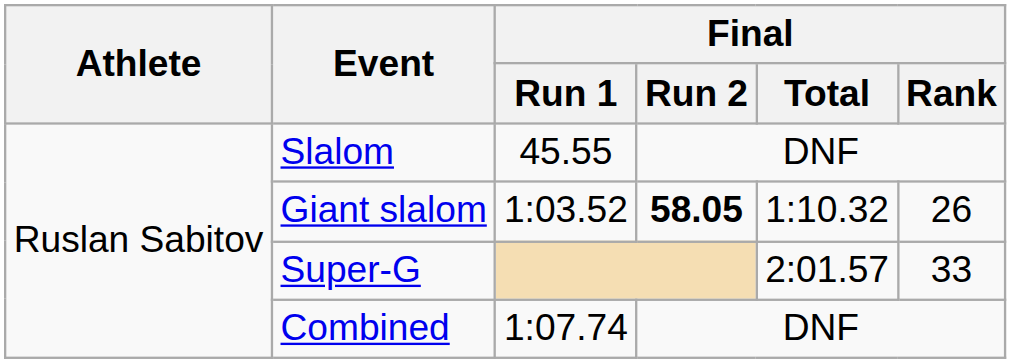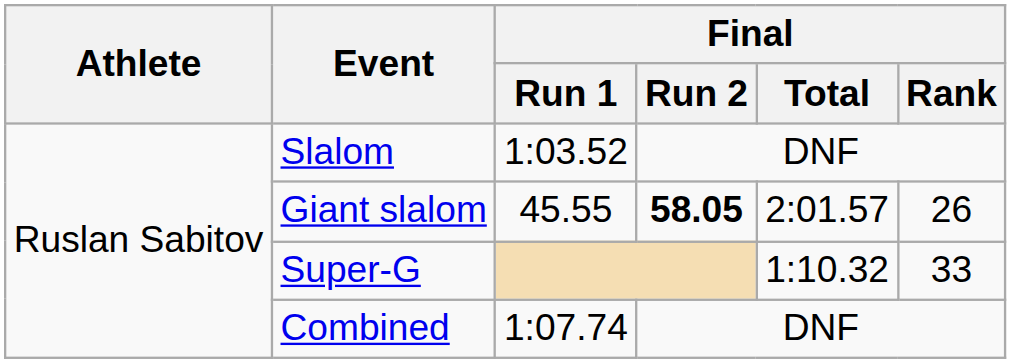(566, 151) 45.55 -> (566, 151) 1:03.52
(566, 210) 1:03.52 -> (566, 210) 45.55
(827, 210) 1:10.32 -> (827, 210) 2:01.57
(827, 269) 2:01.57 -> (827, 269) 1:10.32
